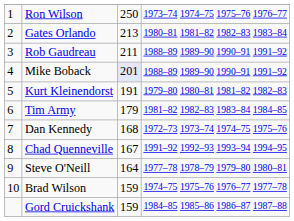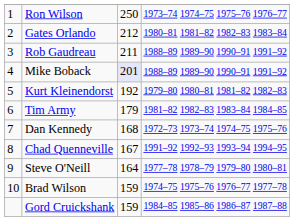(129, 33) 213 -> (129, 33) 212
(129, 91) 191 -> (129, 91) 192
